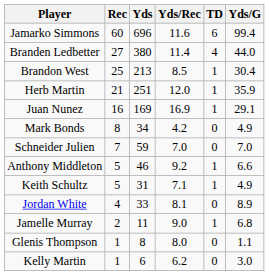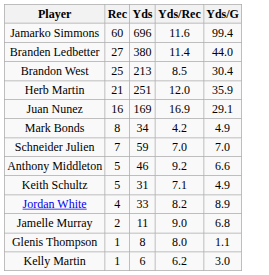- column: (215, 14)
(179, 204) 8.1 -> (179, 204) 8.2
